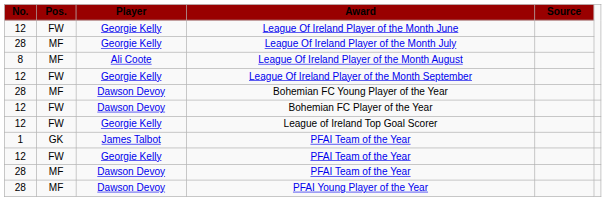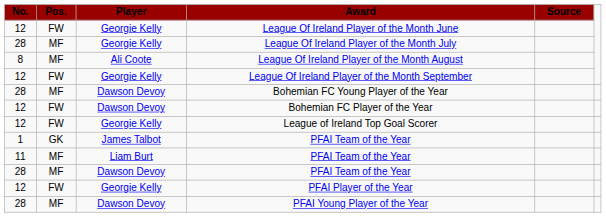+ row: (20, 156)
- row: (20, 156)
+ row: (20, 188)
